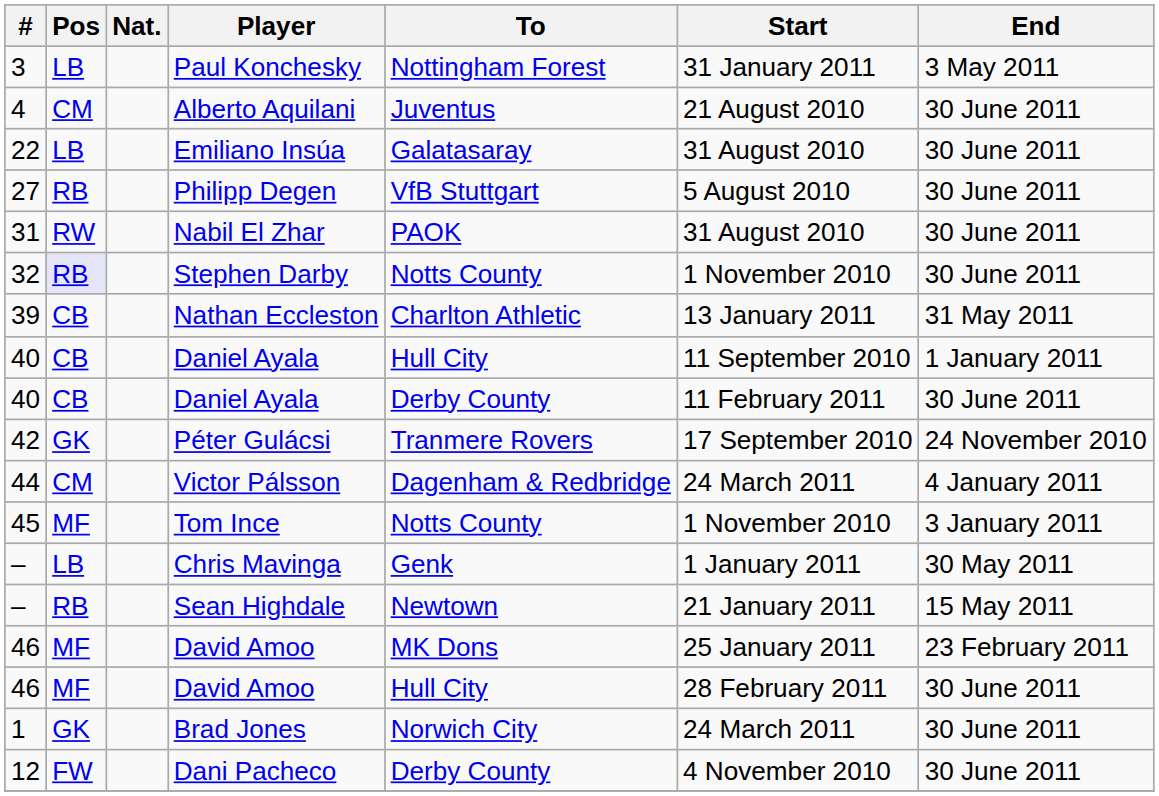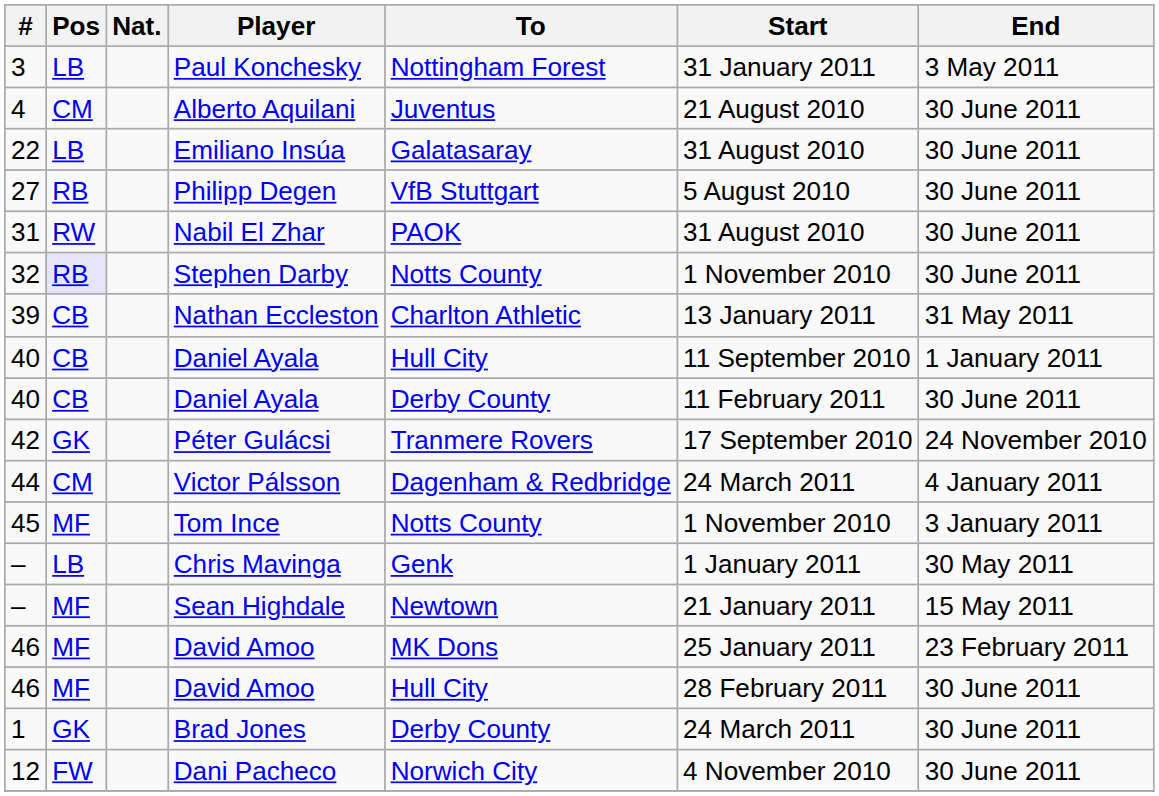(70, 605) RB -> (71, 605) MF
(464, 729) Norwich City -> (471, 729) Derby County
(471, 771) Derby County -> (464, 771) Norwich City
